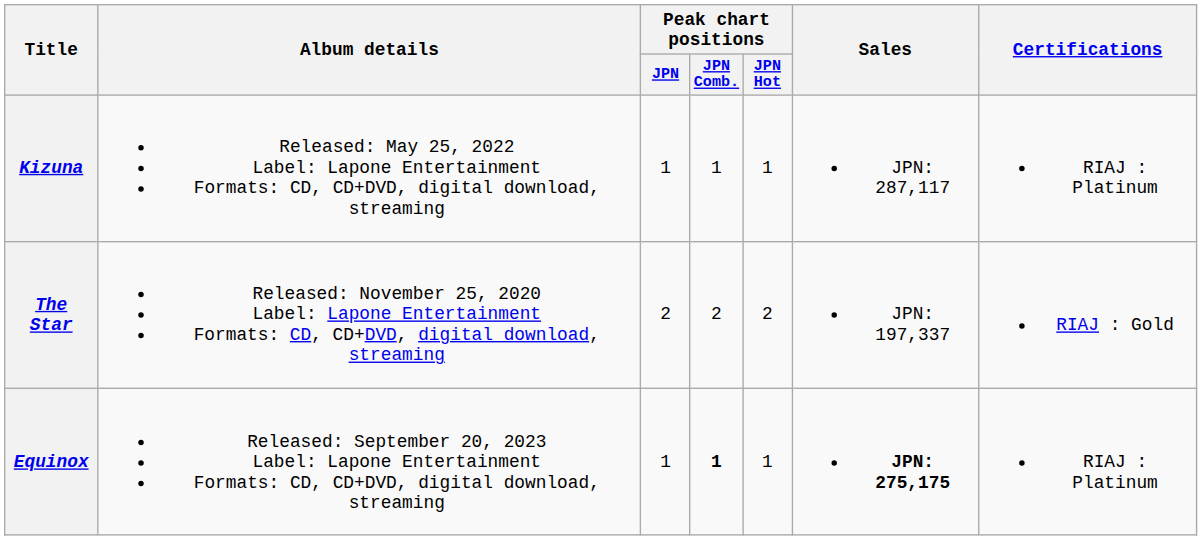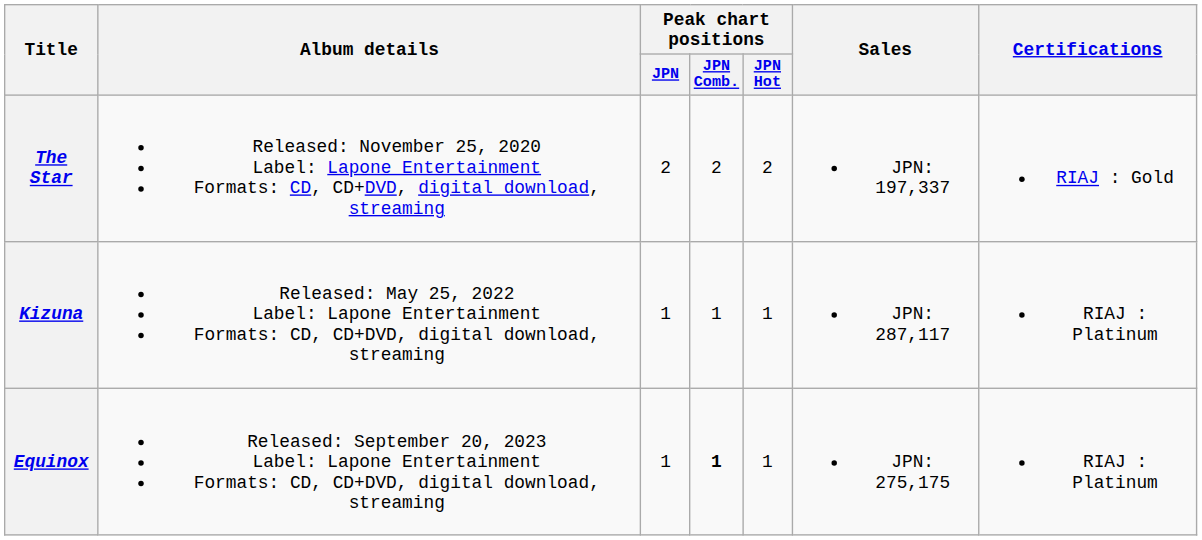rows swapped: (51, 315) <-> (51, 168)
(885, 472) bold -> (885, 472) normal
